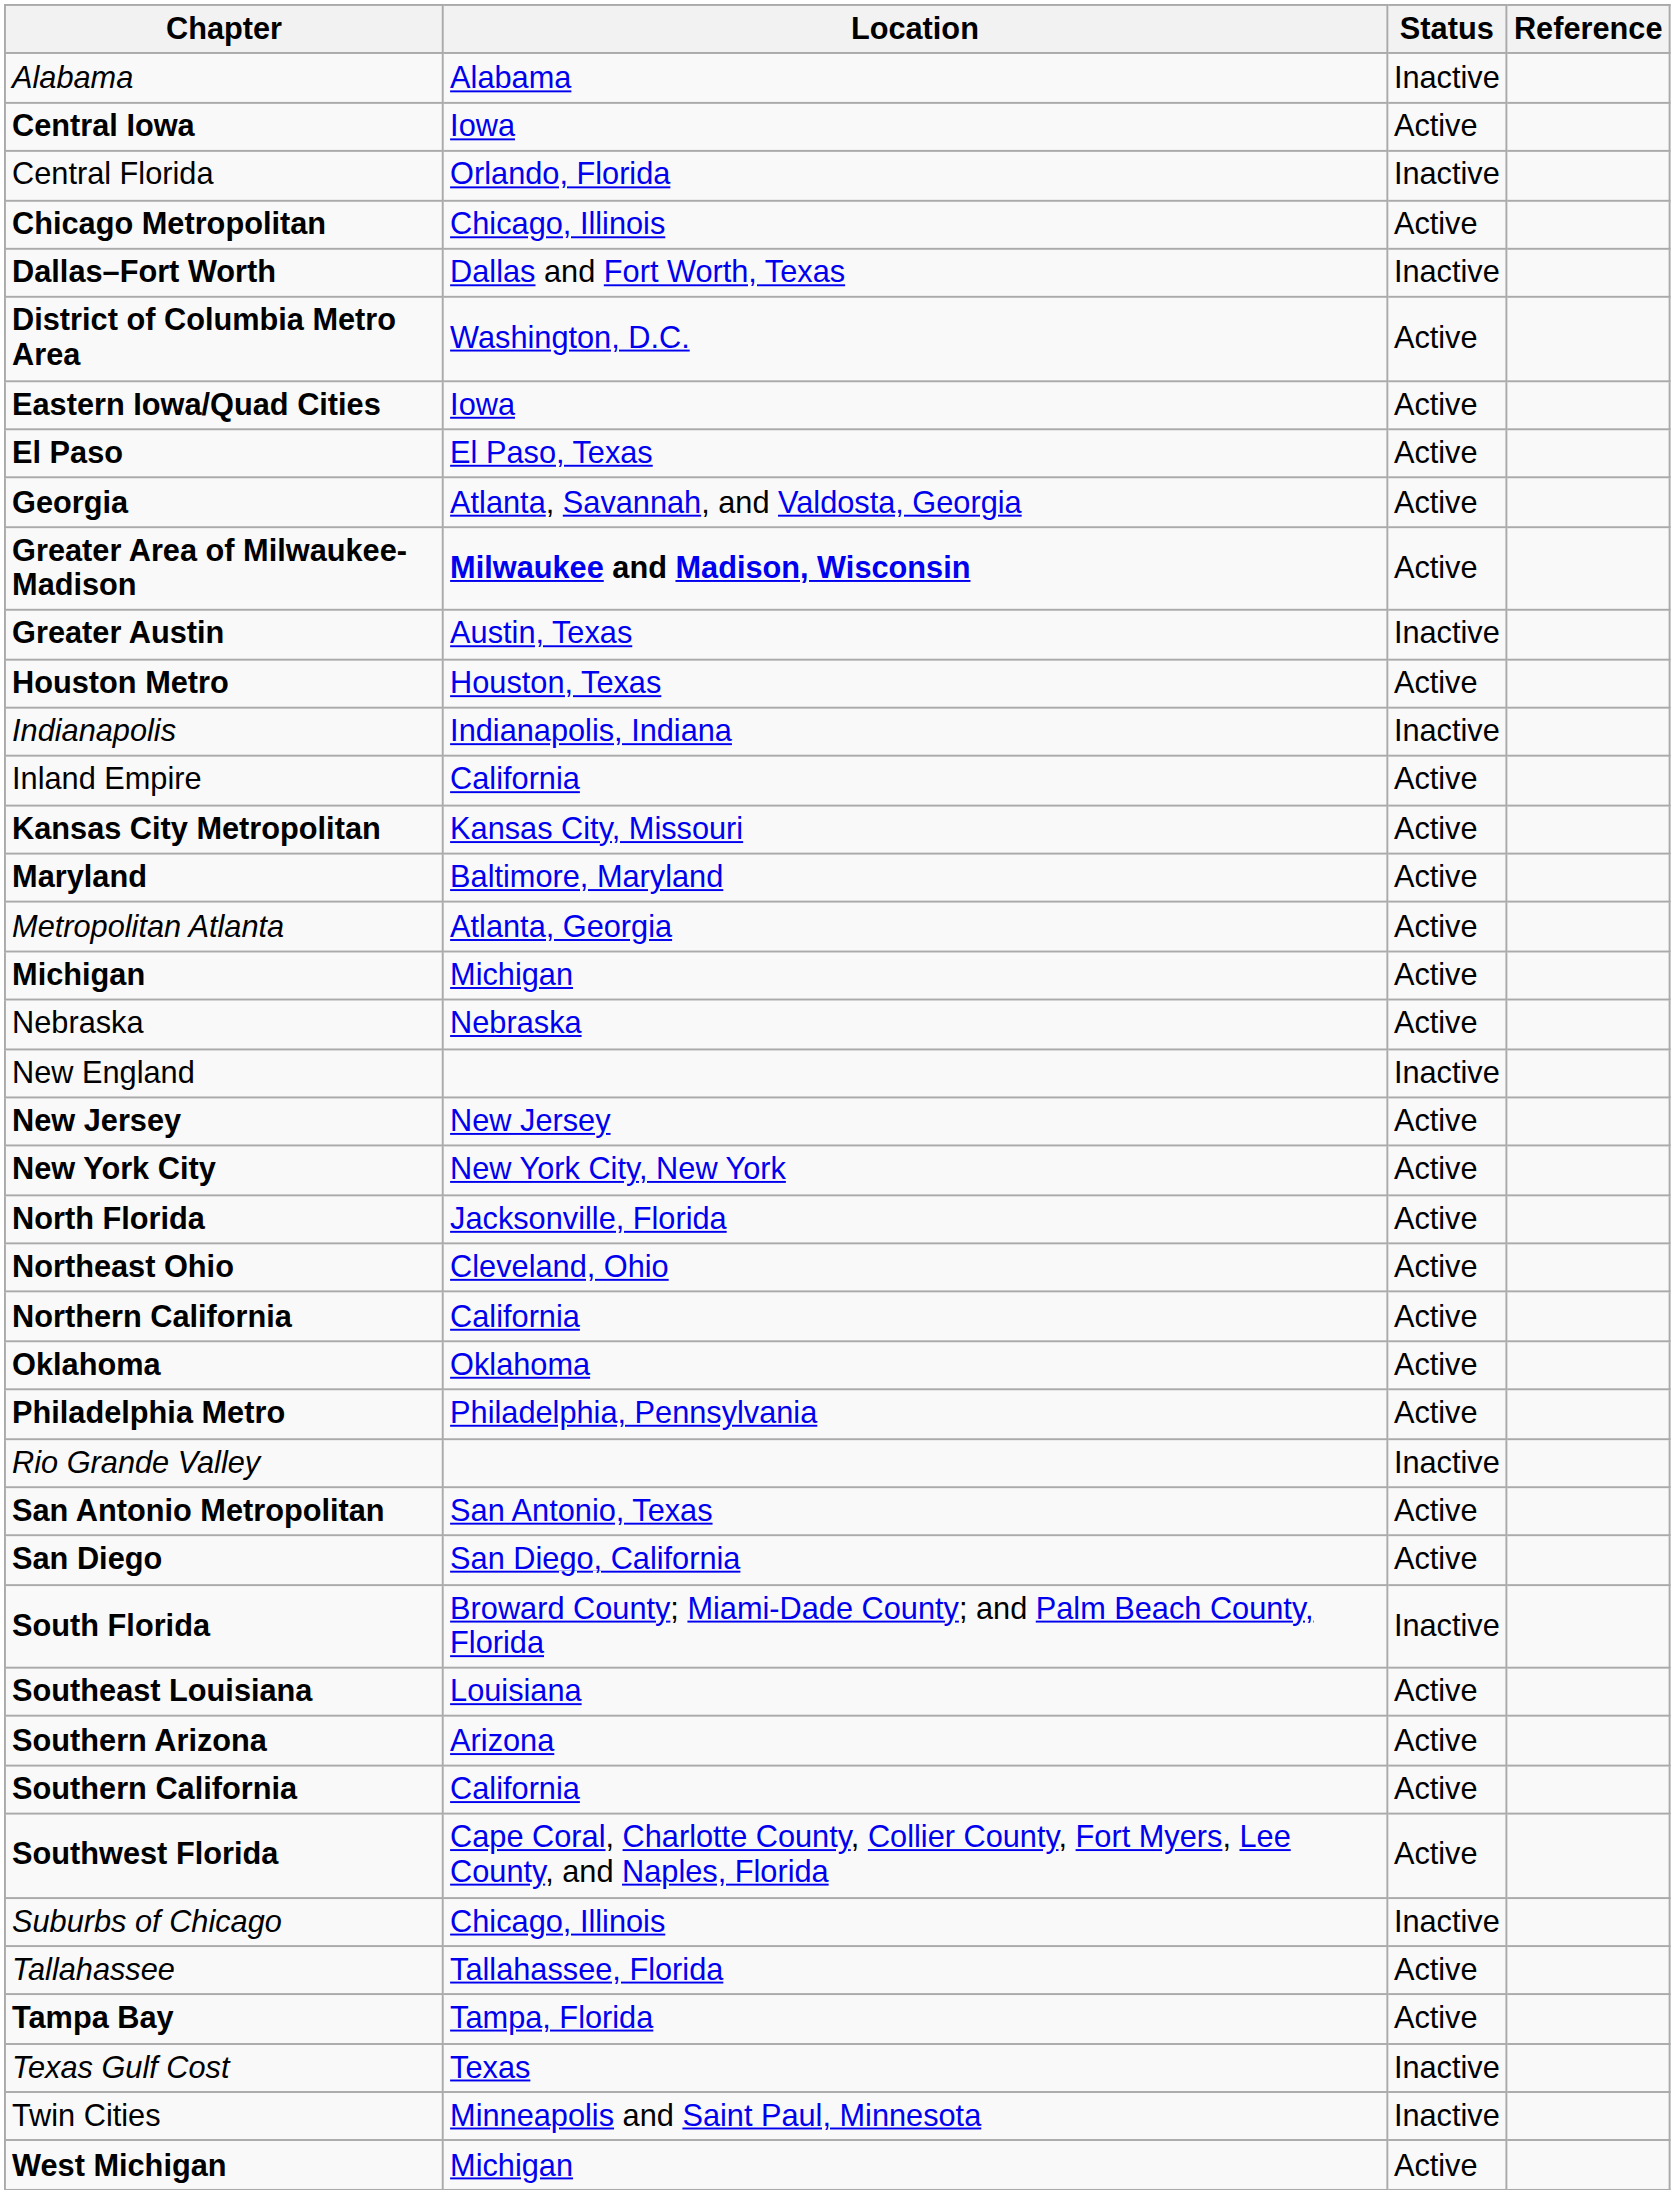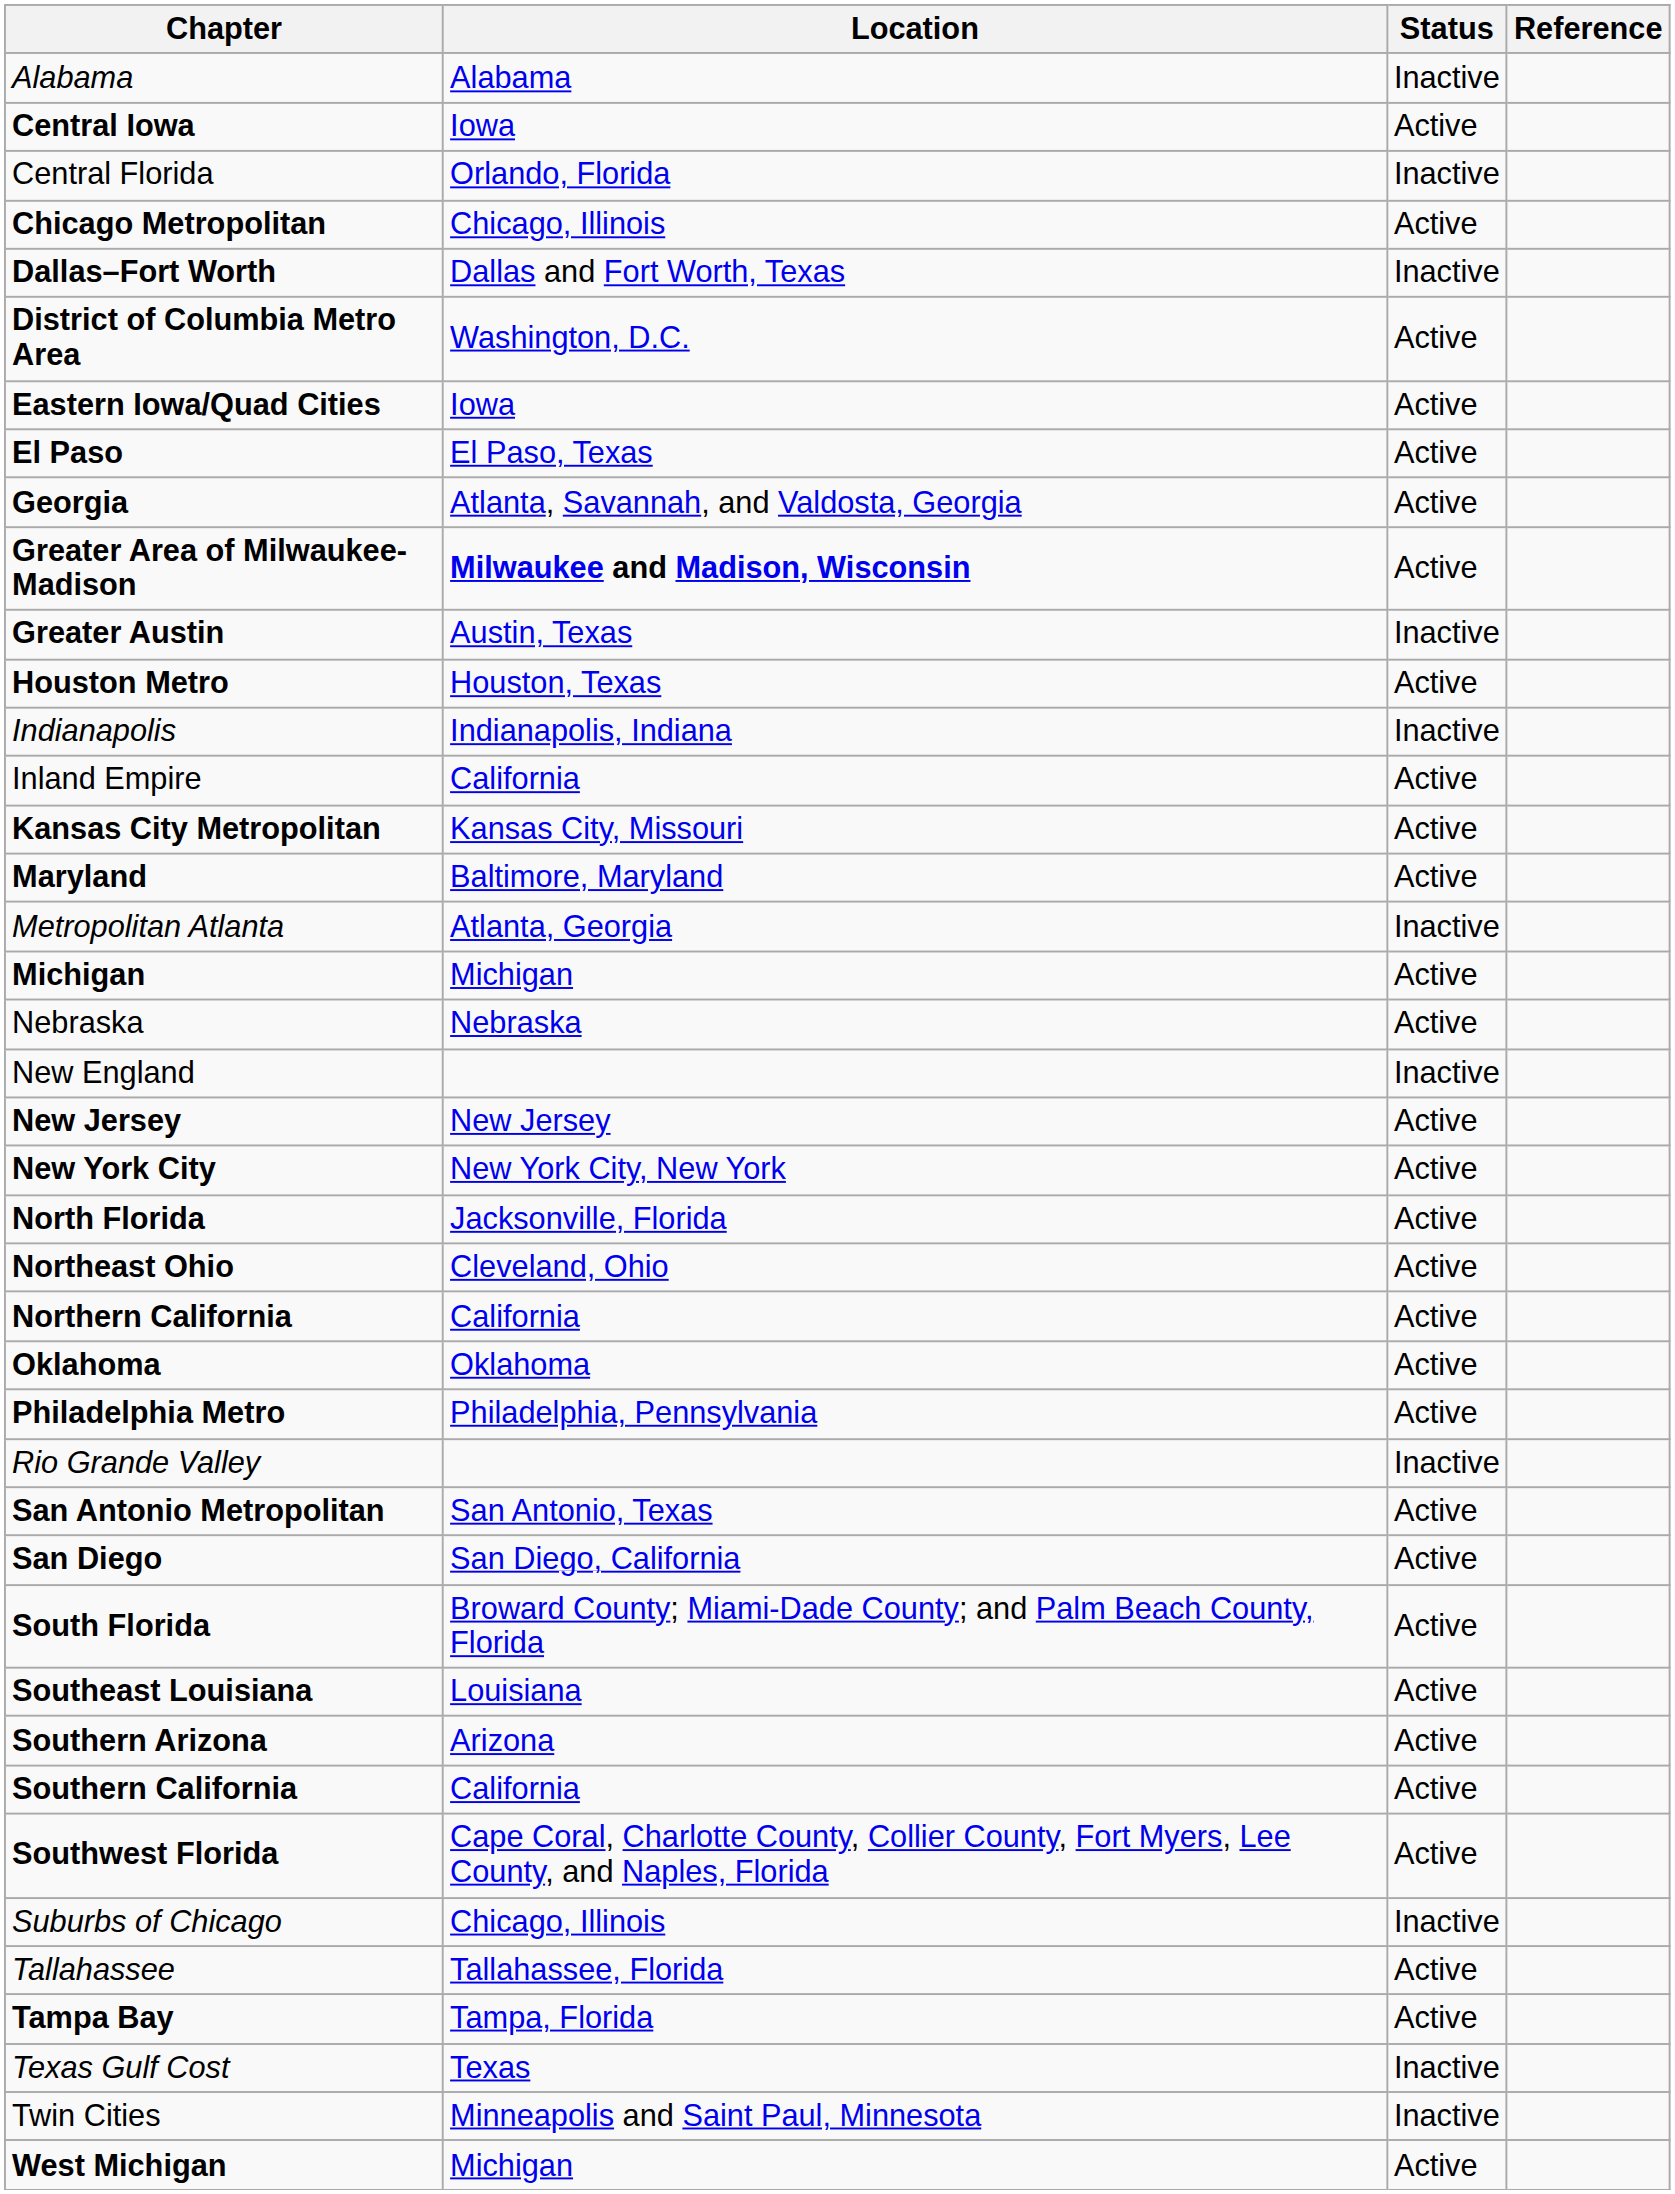(1436, 926) Active -> (1447, 926) Inactive
(1447, 1625) Inactive -> (1436, 1625) Active
